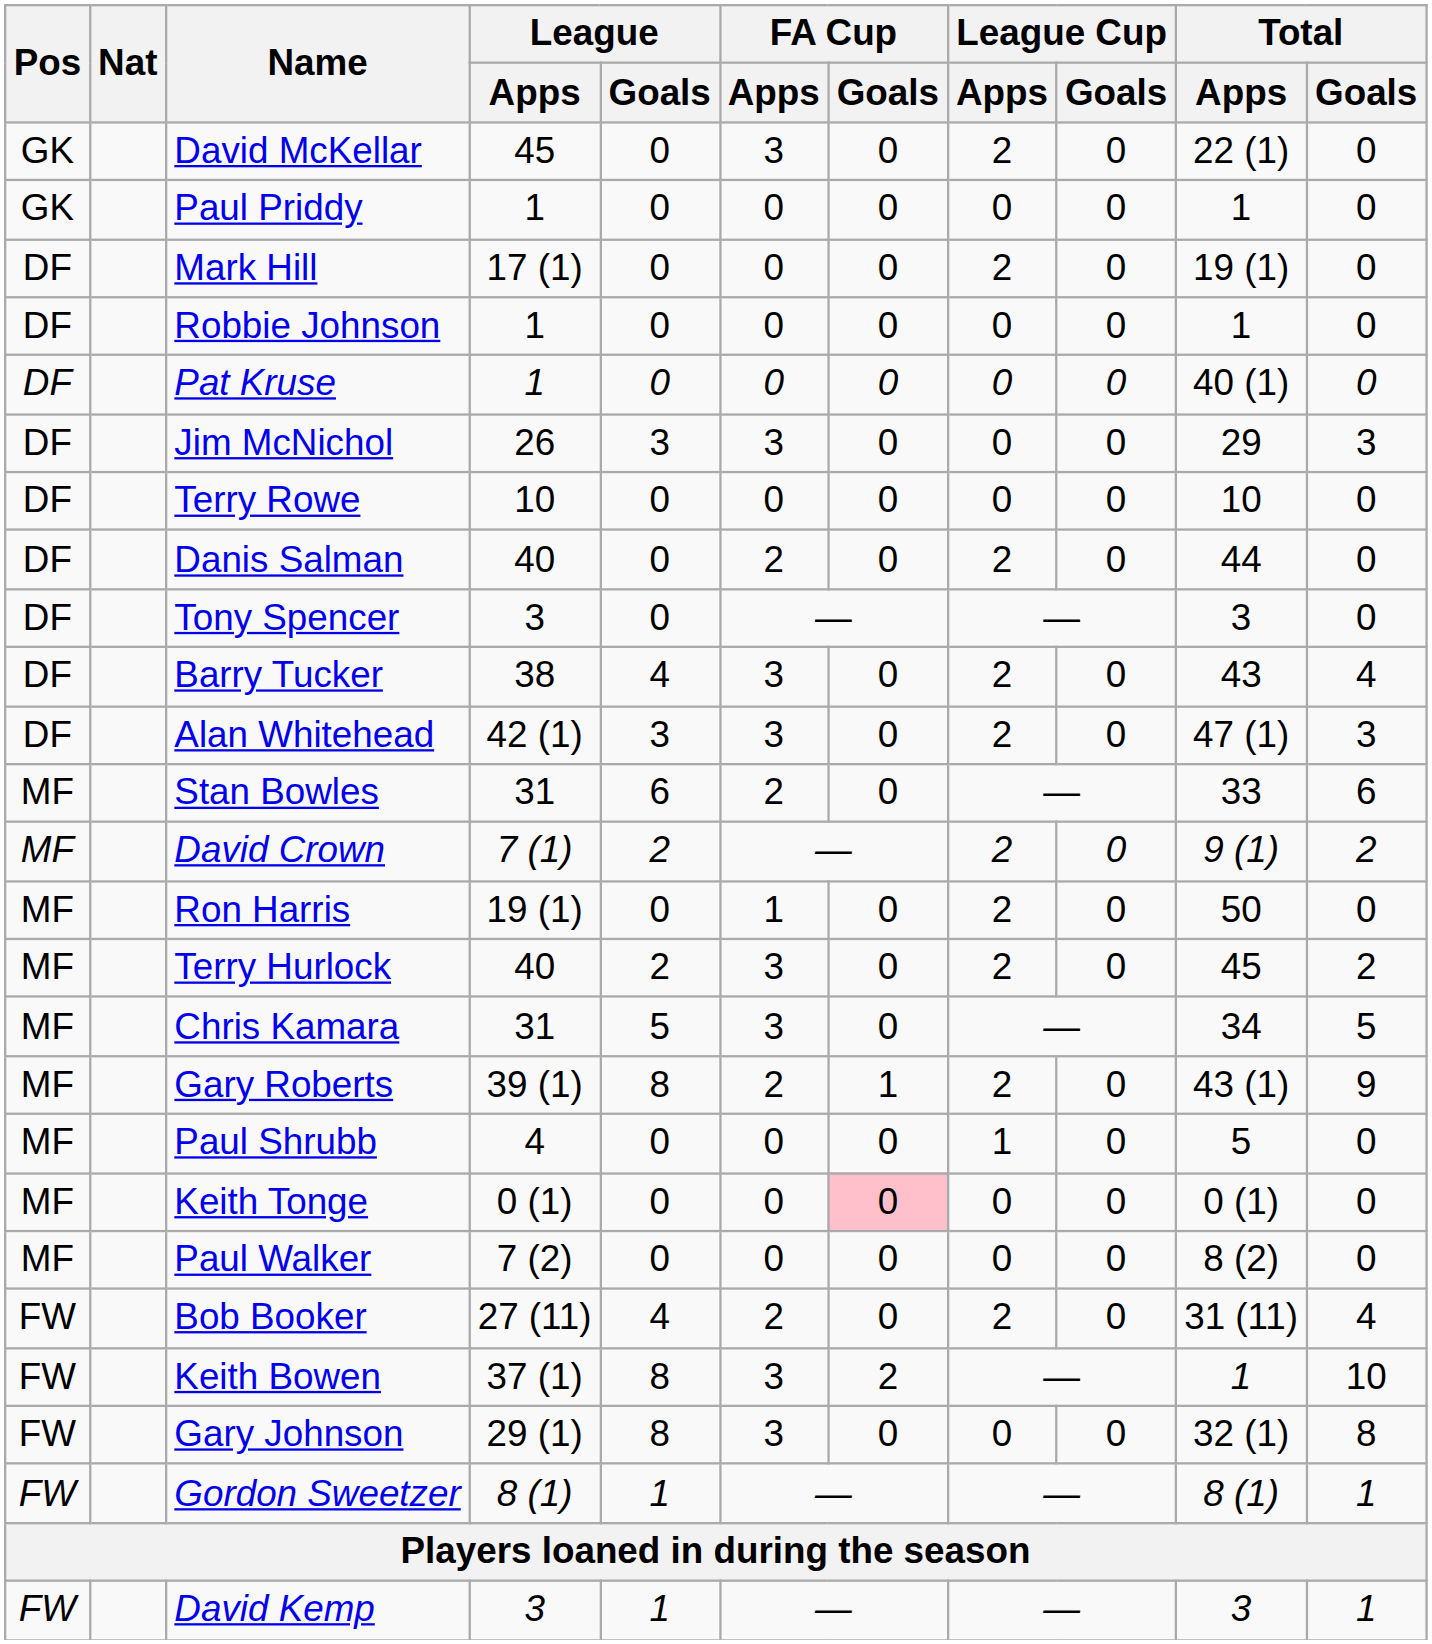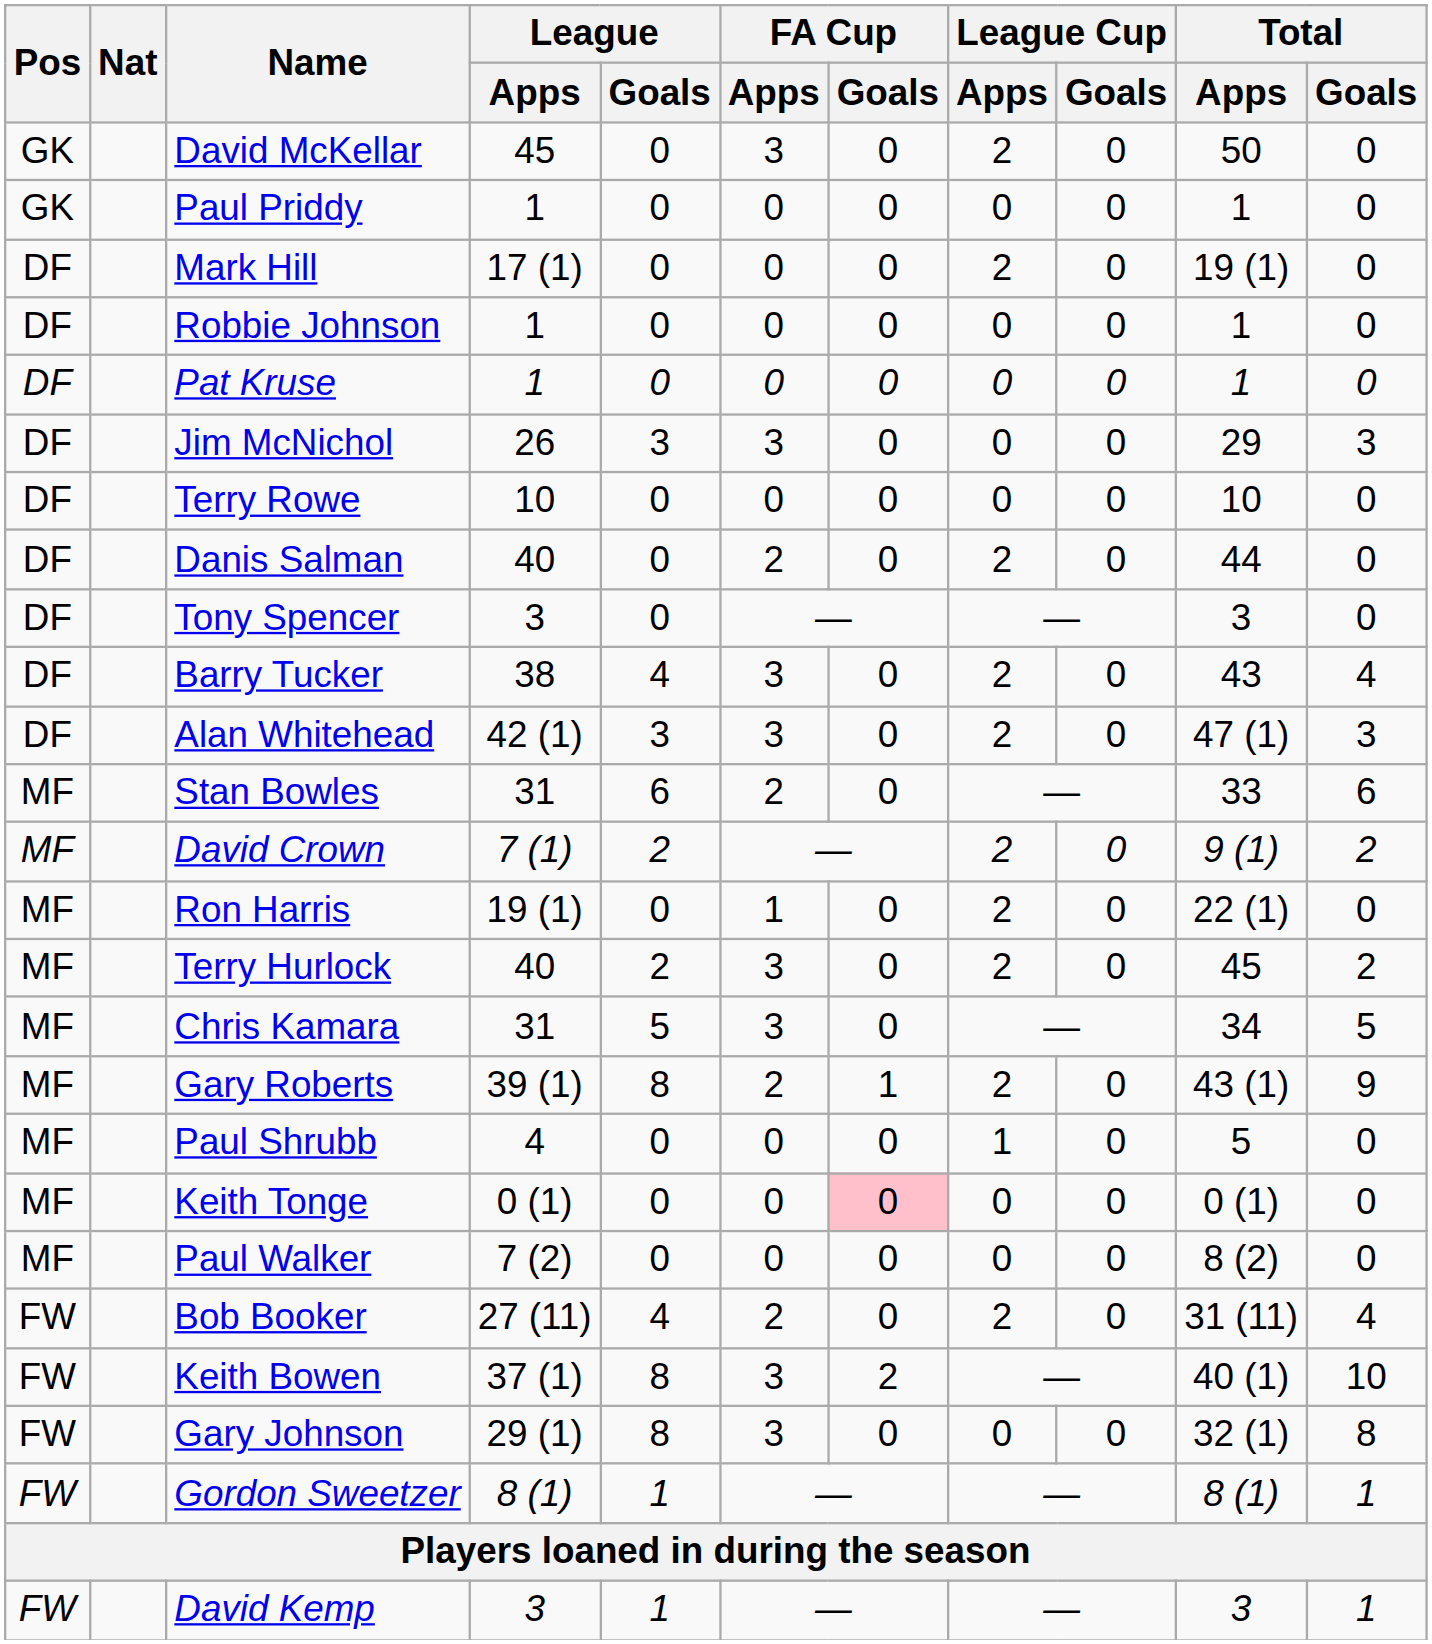(1241, 150) 22 (1) -> (1241, 150) 50
(1241, 383) 40 (1) -> (1241, 383) 1
(1241, 909) 50 -> (1241, 909) 22 (1)
(1241, 1376) 1 -> (1241, 1376) 40 (1)
